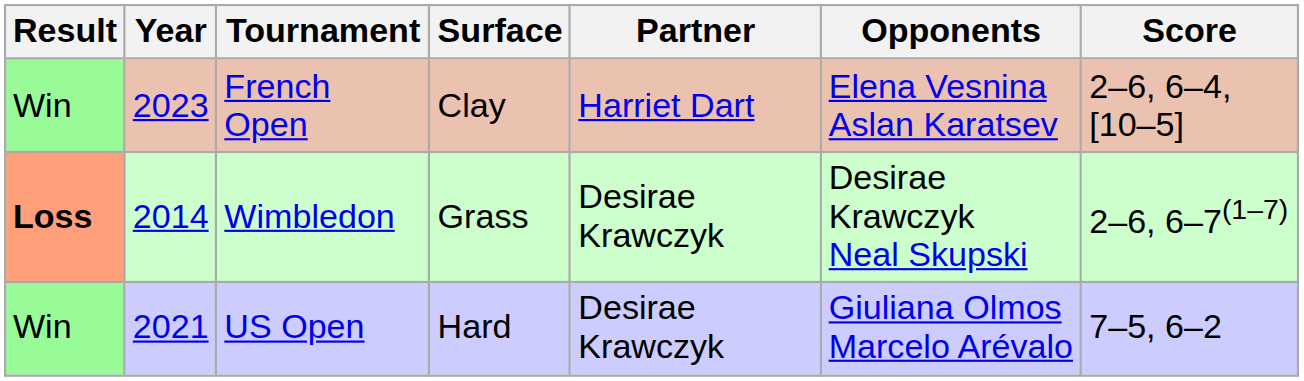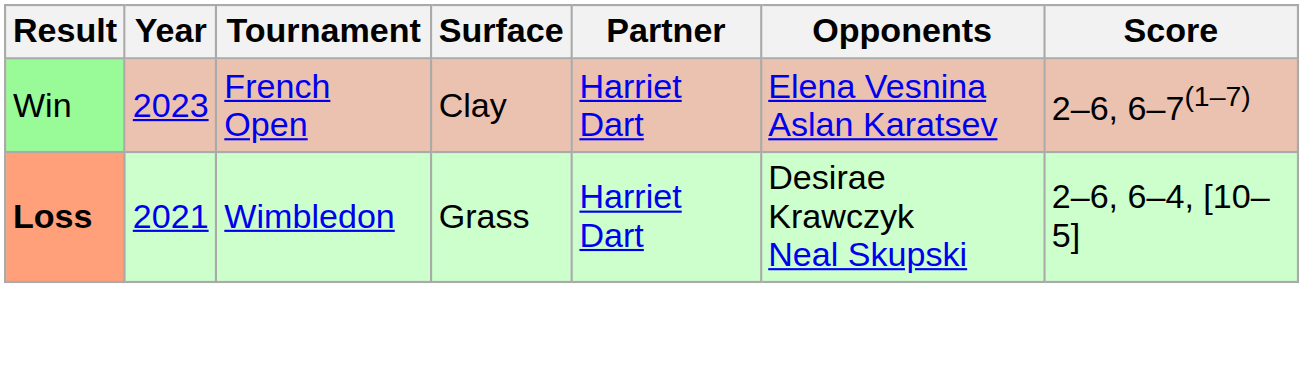(1160, 104) 2–6, 6–4, [10–5] -> (1151, 104) 2–6, 6–7(1–7)
(171, 216) 2014 -> (171, 216) 2021
(651, 216) Desirae Krawczyk -> (631, 216) Harriet Dart
(1189, 216) 2–6, 6–7(1–7) -> (1161, 216) 2–6, 6–4, [10–5]
- row: (294, 327)
